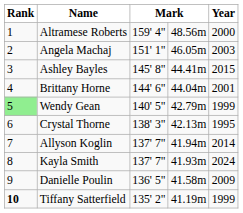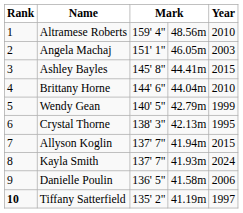(223, 32) 2000 -> (223, 32) 2010
(223, 87) 2001 -> (223, 87) 2010
(10, 106) lightgreen background -> (10, 106) no background
(223, 143) 2014 -> (223, 143) 2015
(223, 180) 2009 -> (223, 180) 2006
(223, 198) 1999 -> (223, 198) 1997
